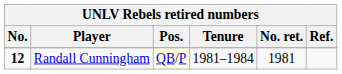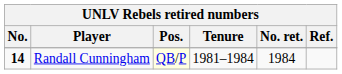(18, 58) 12 -> (18, 58) 14
(282, 58) 1981 -> (282, 58) 1984
